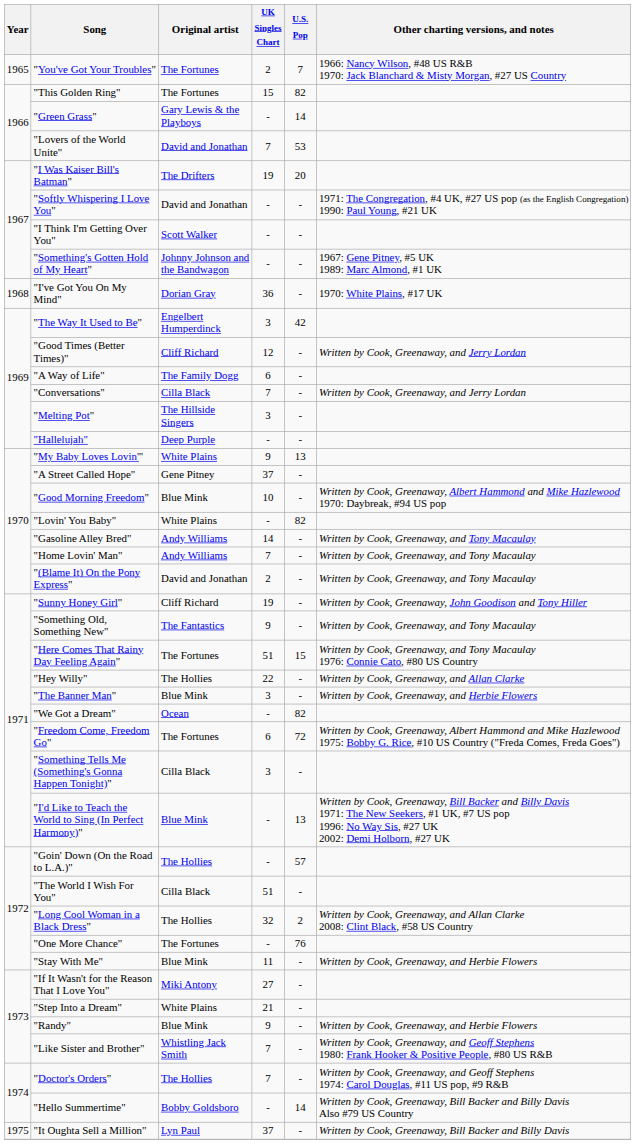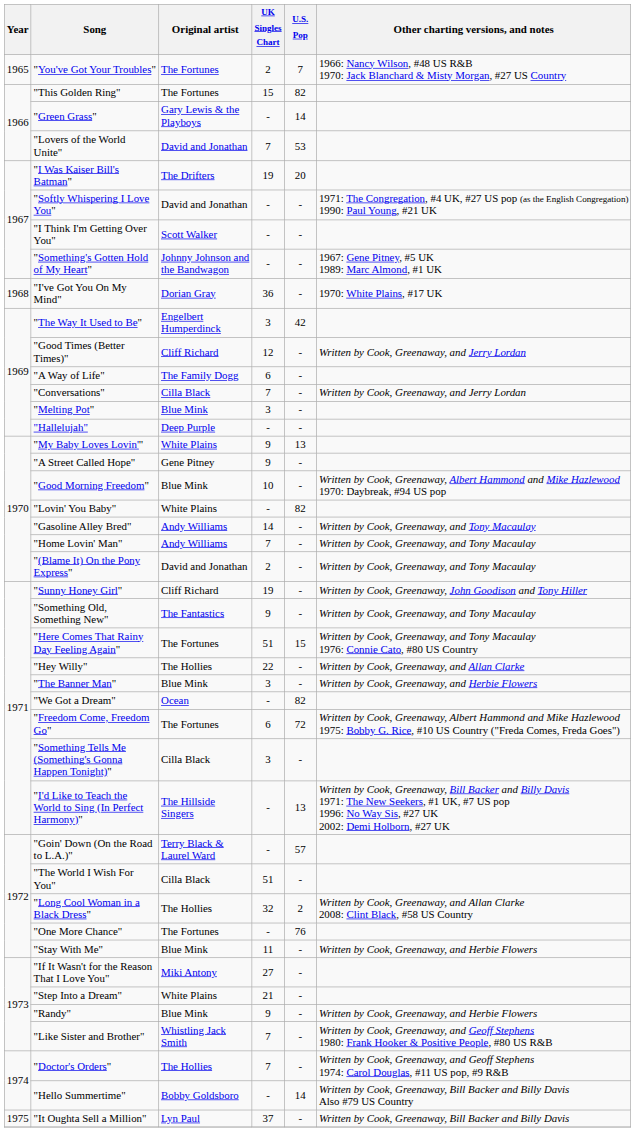(188, 416) The Hillside Singers -> (184, 410) Blue Mink
(268, 474) 37 -> (268, 462) 9
(184, 820) Blue Mink -> (188, 807) The Hillside Singers
(187, 861) The Hollies -> (192, 849) Terry Black & Laurel Ward
